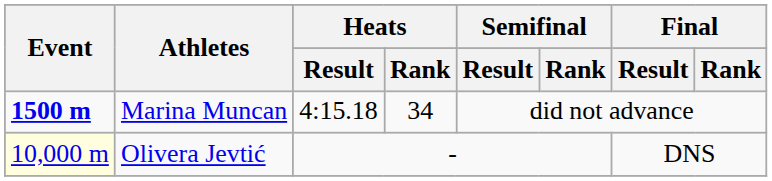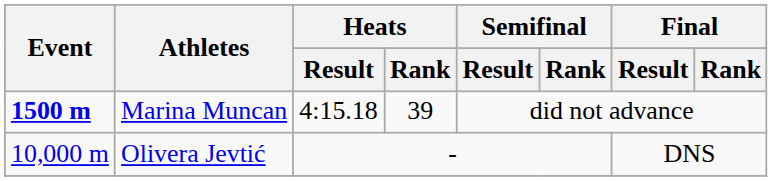(420, 111) 34 -> (420, 111) 39
(60, 154) lightyellow background -> (60, 154) no background
